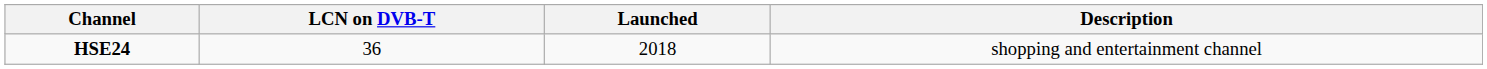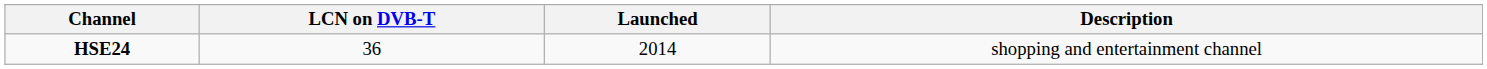(658, 49) 2018 -> (658, 49) 2014
